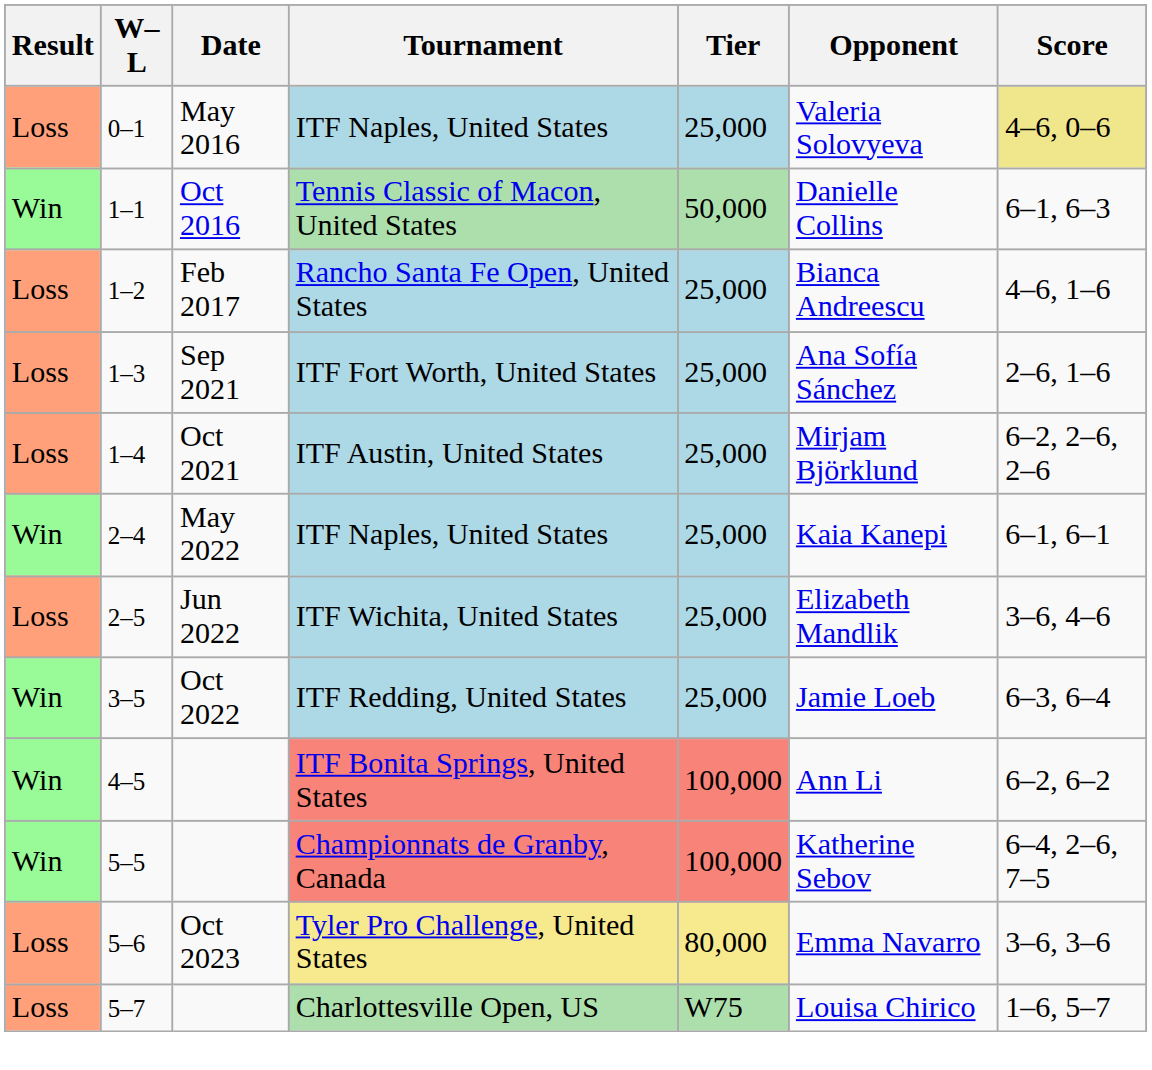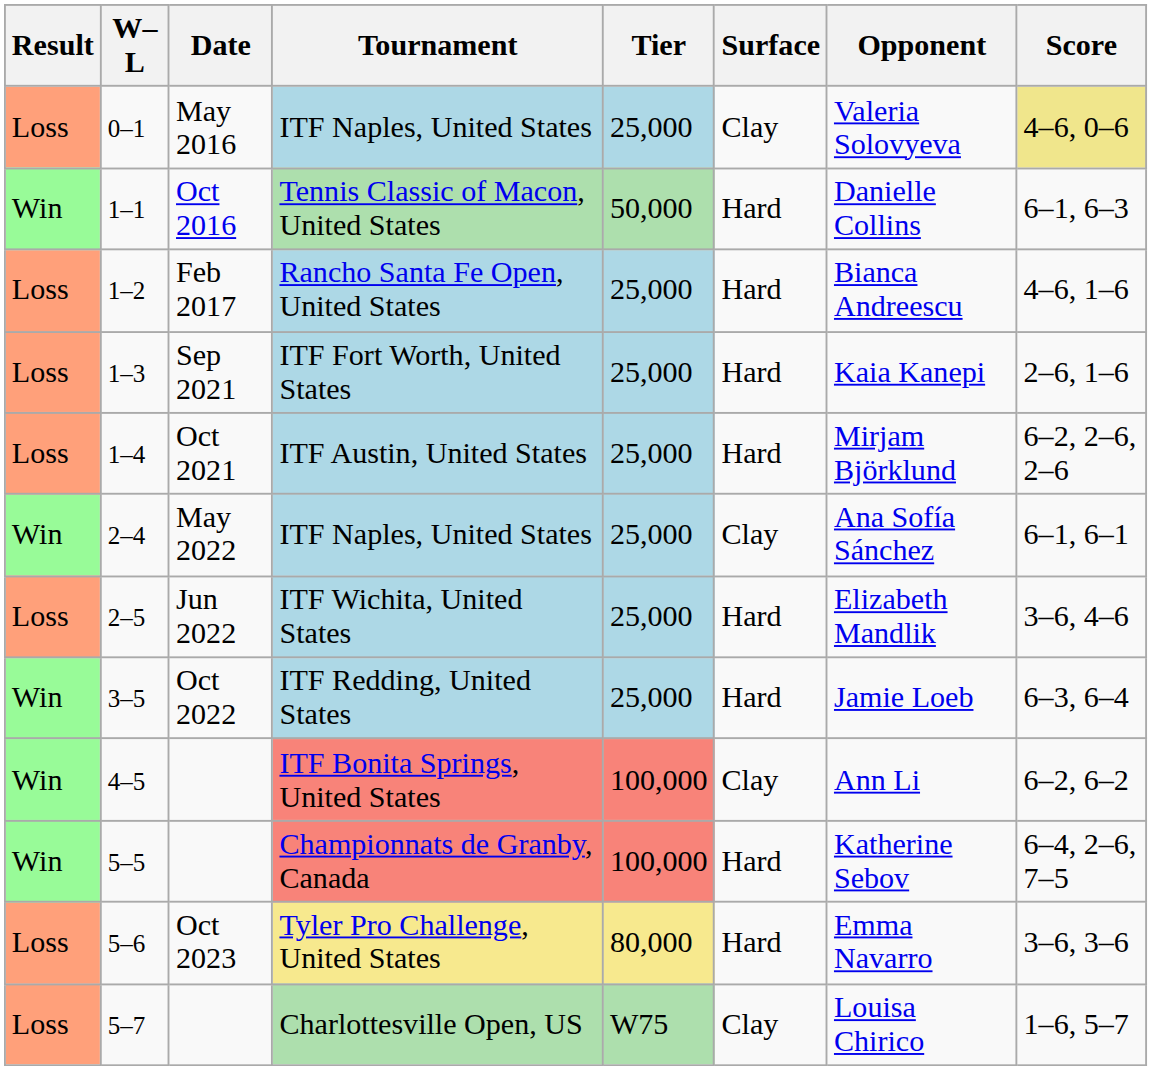+ column: (771, 45)
(856, 371) Ana Sofía Sánchez -> (910, 371) Kaia Kanepi
(872, 534) Kaia Kanepi -> (895, 534) Ana Sofía Sánchez
